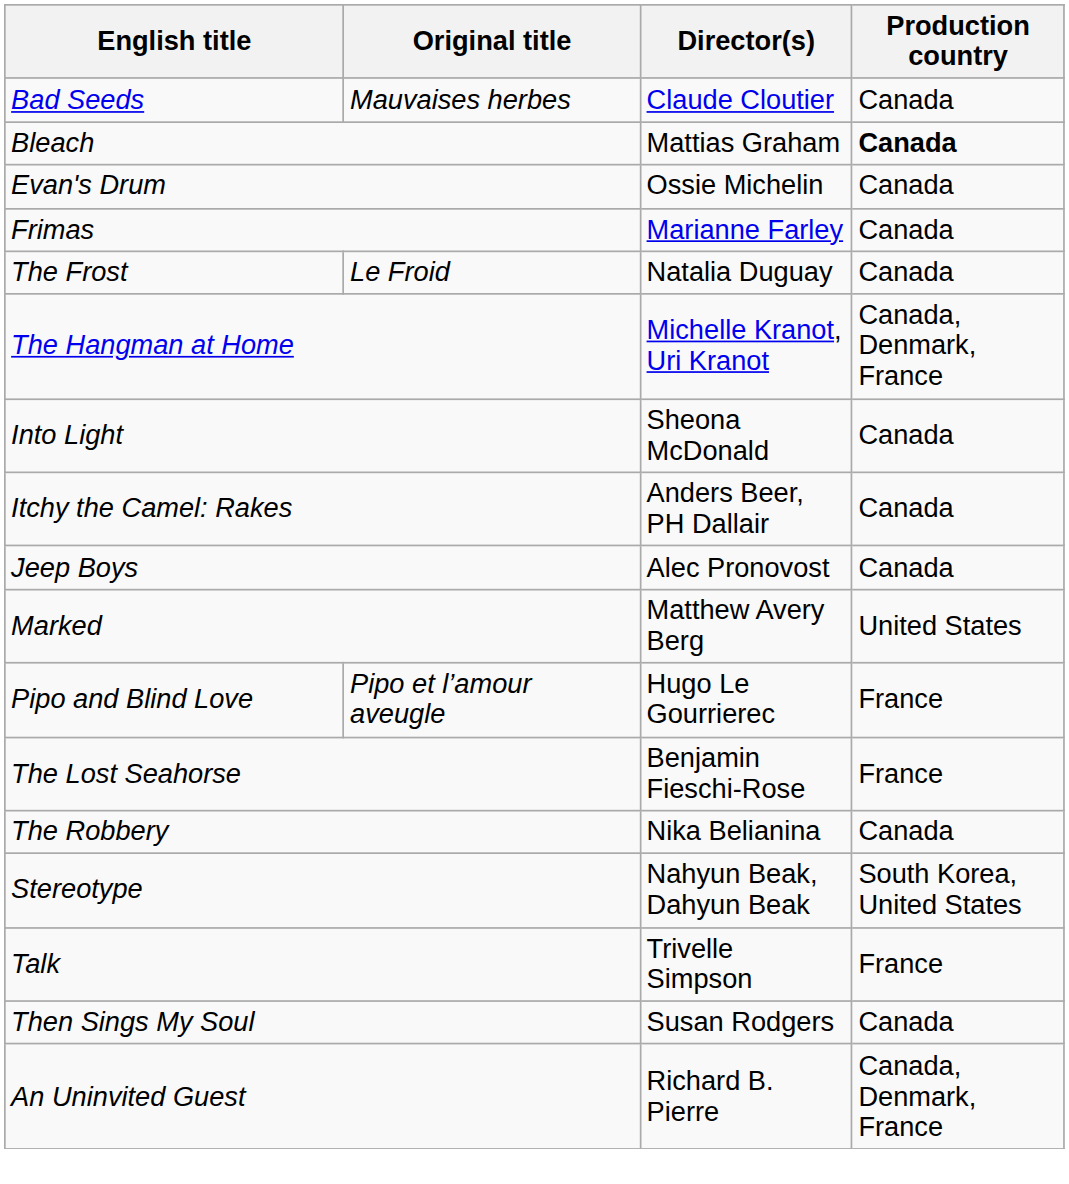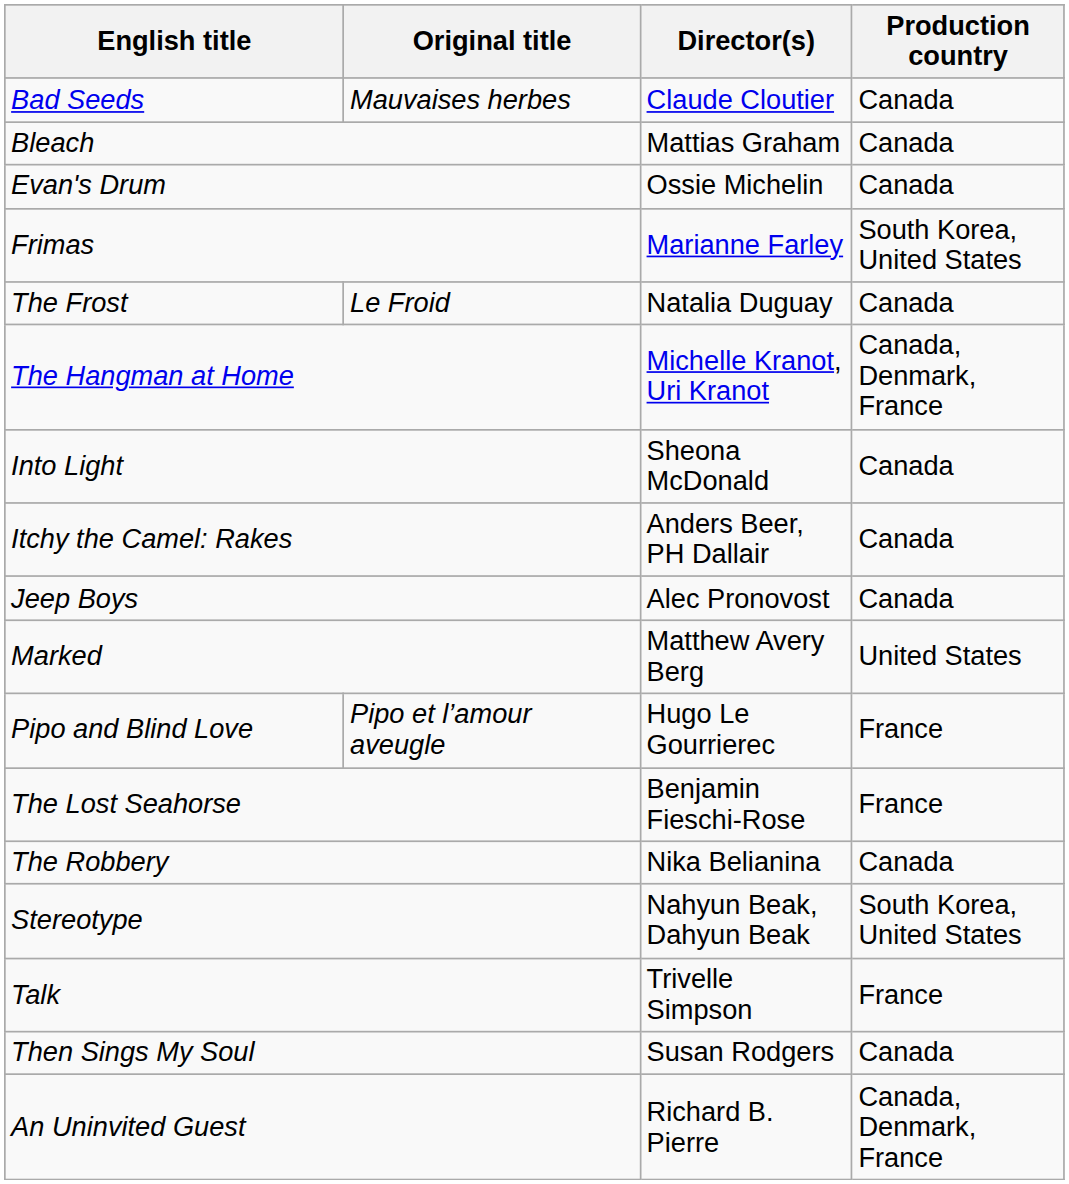(908, 142) bold -> (906, 142) normal
(906, 229) Canada -> (940, 244) South Korea, United States
